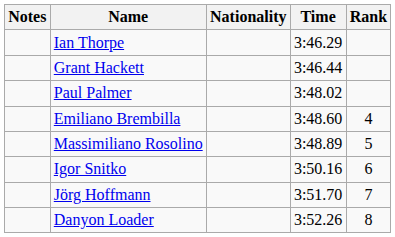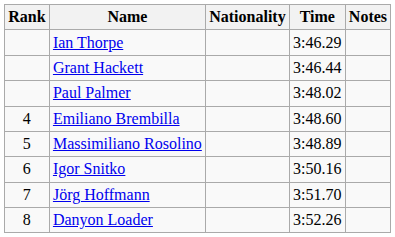columns swapped: (368, 17) <-> (27, 17)
